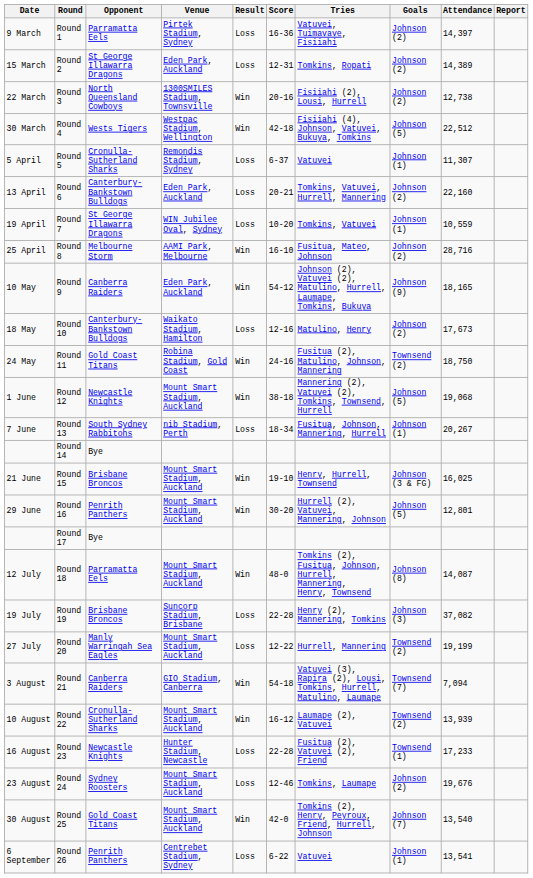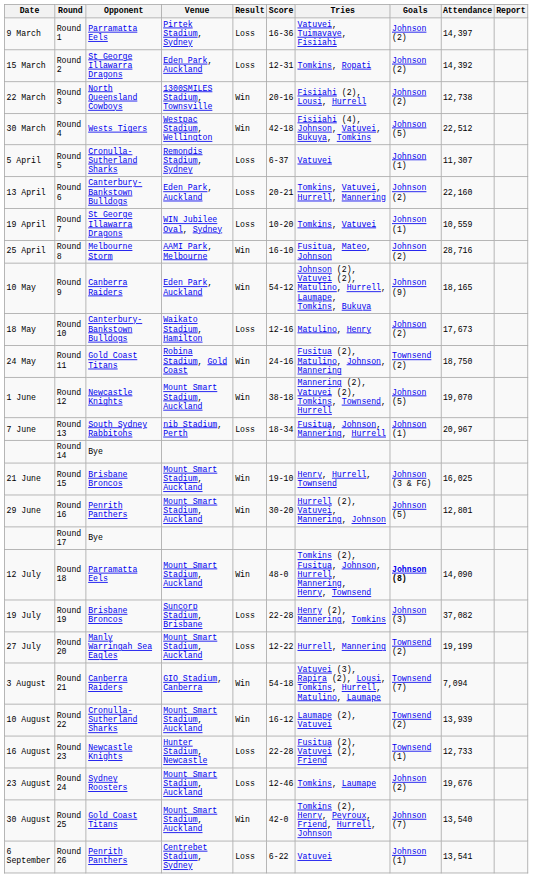(458, 65) 14,389 -> (458, 65) 14,392
(458, 397) 19,068 -> (458, 397) 19,070
(458, 429) 20,267 -> (458, 429) 20,967
(409, 574) normal -> (409, 574) bold
(458, 574) 14,087 -> (458, 574) 14,090
(458, 752) 17,233 -> (458, 752) 12,733
